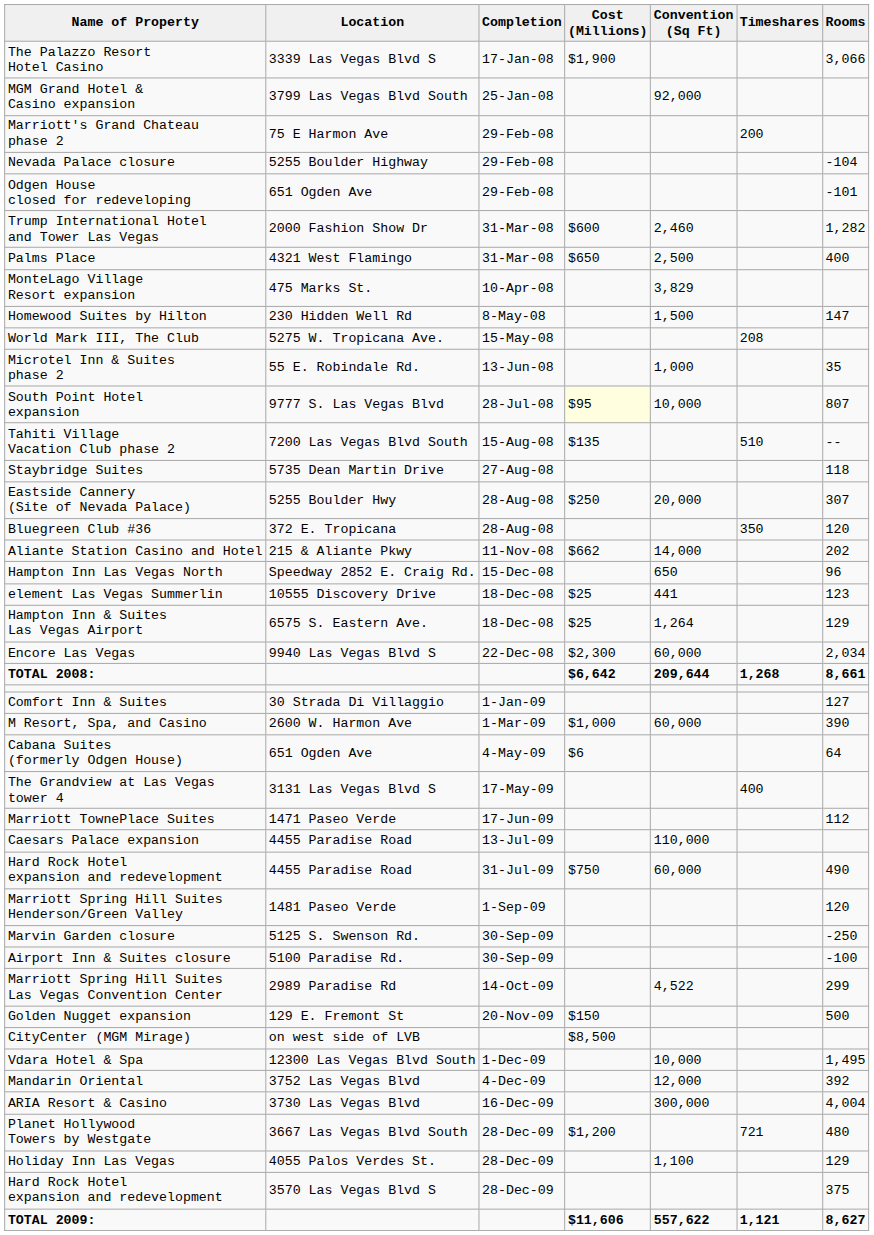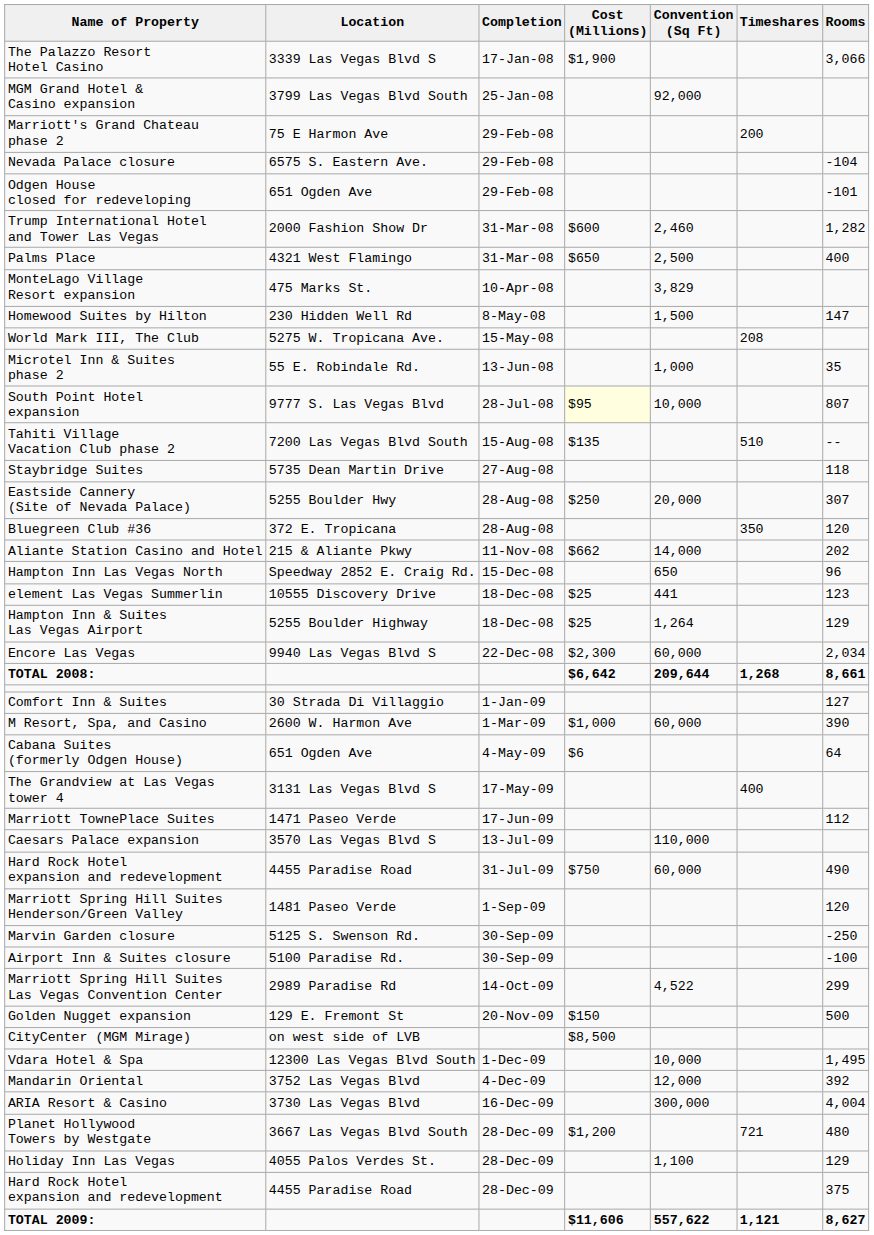(348, 163) 5255 Boulder Highway -> (348, 163) 6575 S. Eastern Ave.
(348, 623) 6575 S. Eastern Ave. -> (348, 623) 5255 Boulder Highway
(340, 841) 4455 Paradise Road -> (352, 841) 3570 Las Vegas Blvd S
(352, 1191) 3570 Las Vegas Blvd S -> (340, 1191) 4455 Paradise Road
